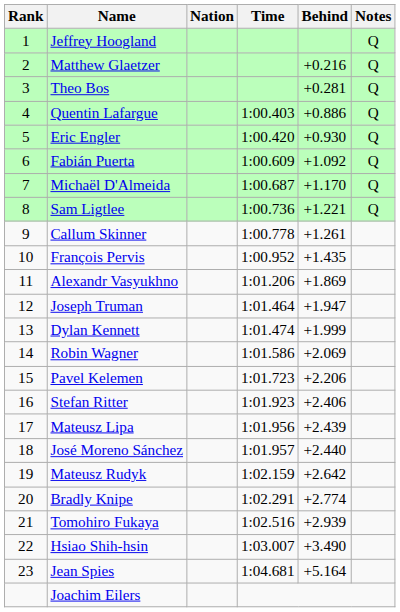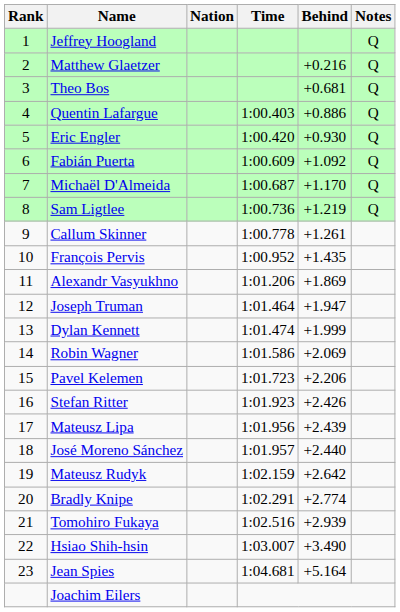(325, 88) +0.281 -> (325, 88) +0.681
(325, 209) +1.221 -> (325, 209) +1.219
(325, 402) +2.406 -> (325, 402) +2.426
